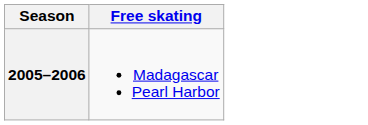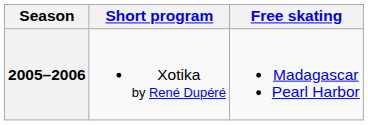+ column: (159, 16)
